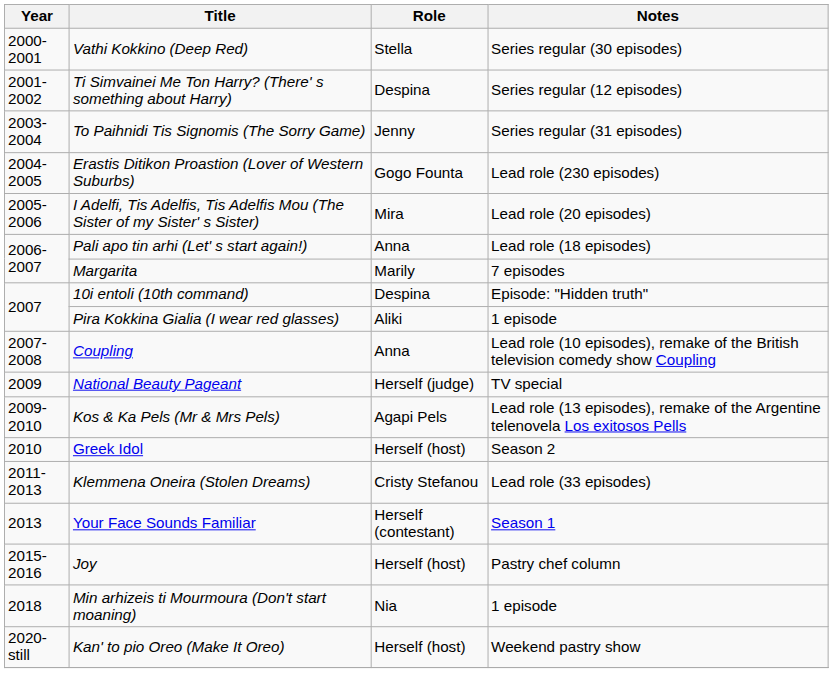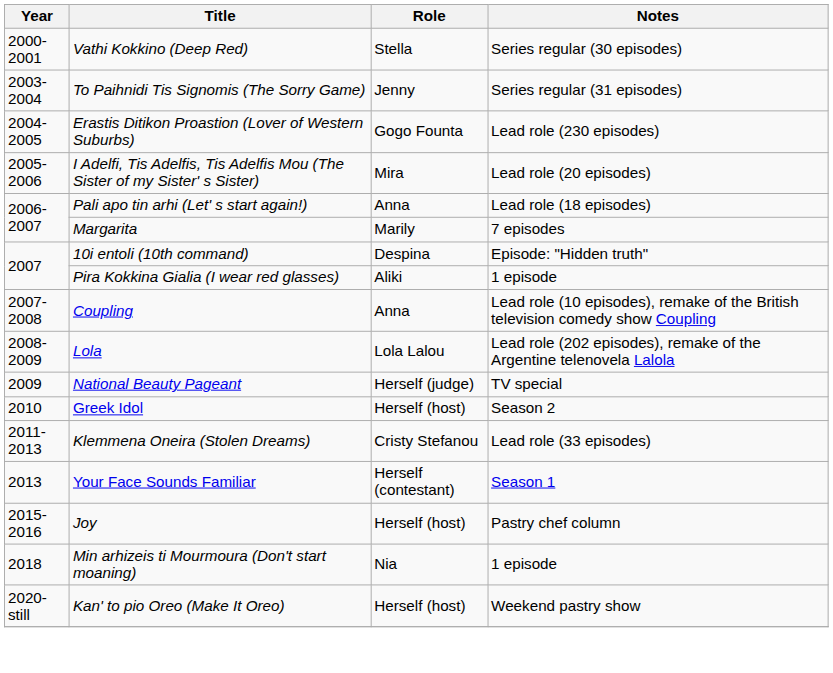- row: (198, 90)
+ row: (87, 351)
- row: (176, 416)
